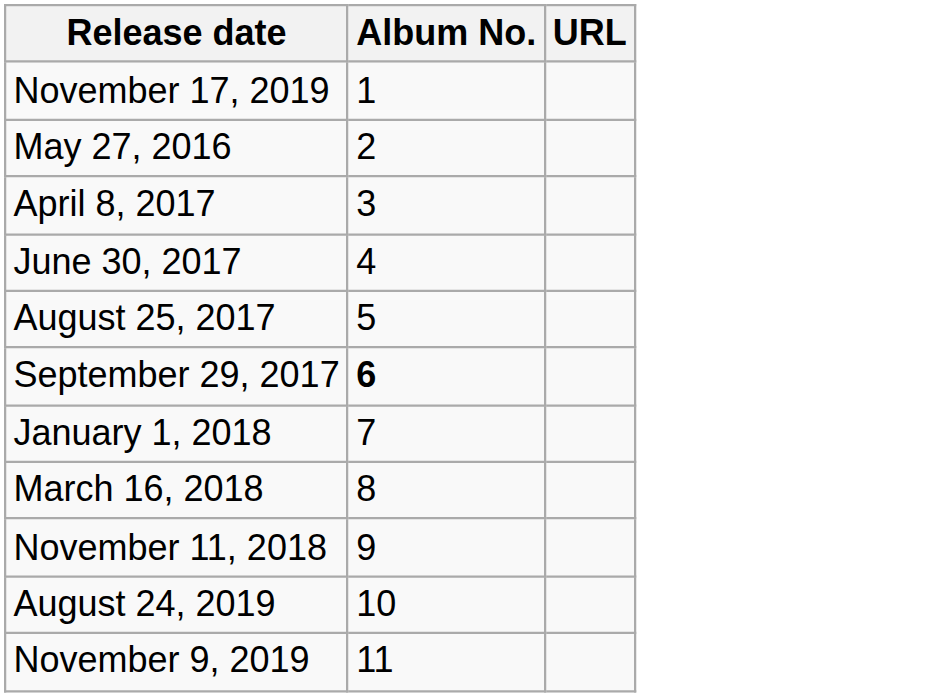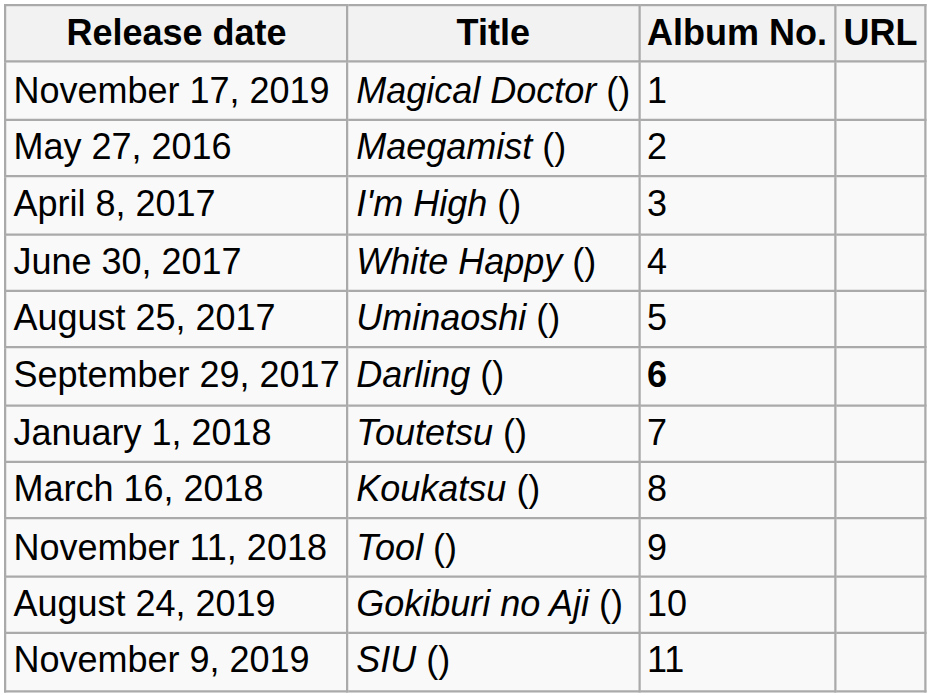+ column: (493, 33)
